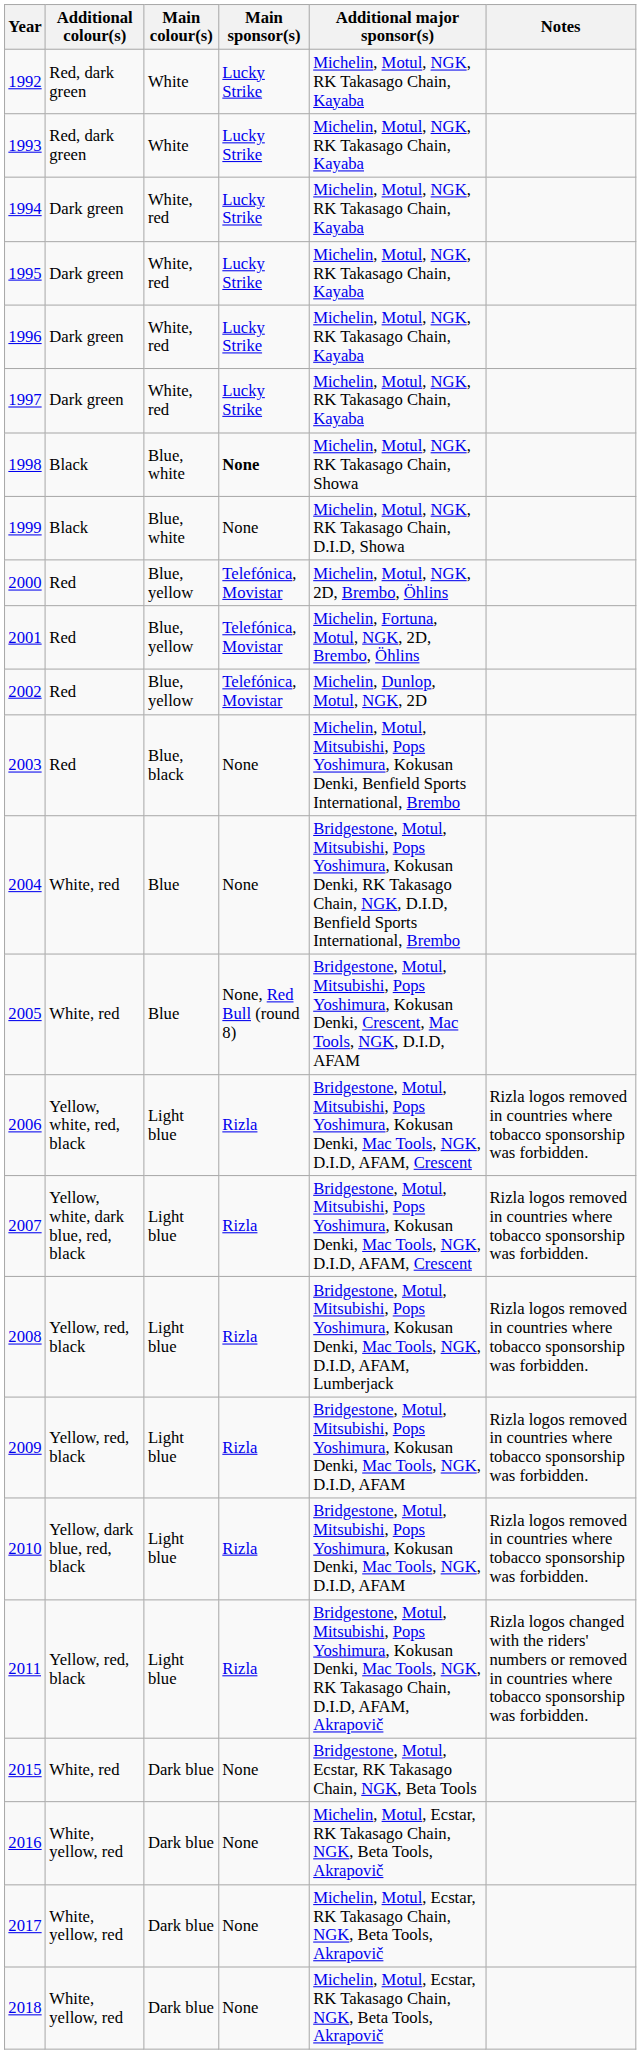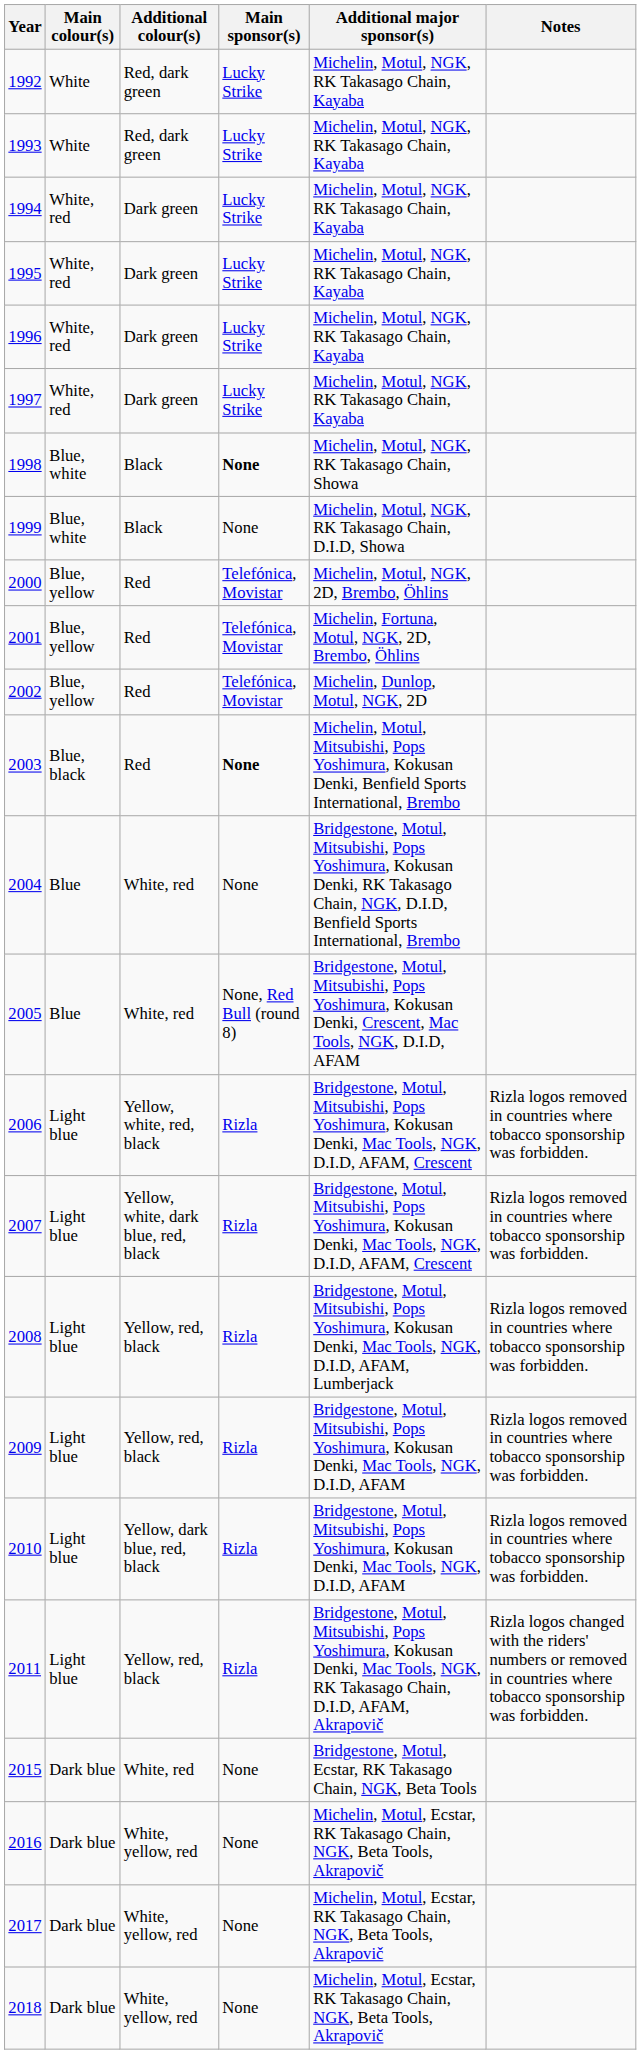columns swapped: (181, 27) <-> (95, 27)
(240, 764) normal -> (241, 764) bold
